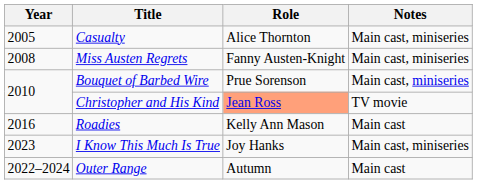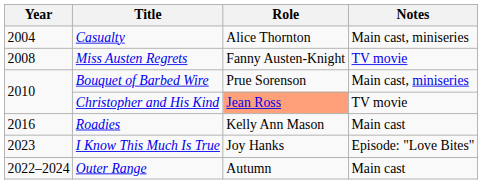(21, 37) 2005 -> (21, 37) 2004
(410, 59) Main cast, miniseries -> (379, 59) TV movie
(410, 146) Main cast, miniseries -> (413, 146) Episode: "Love Bites"
